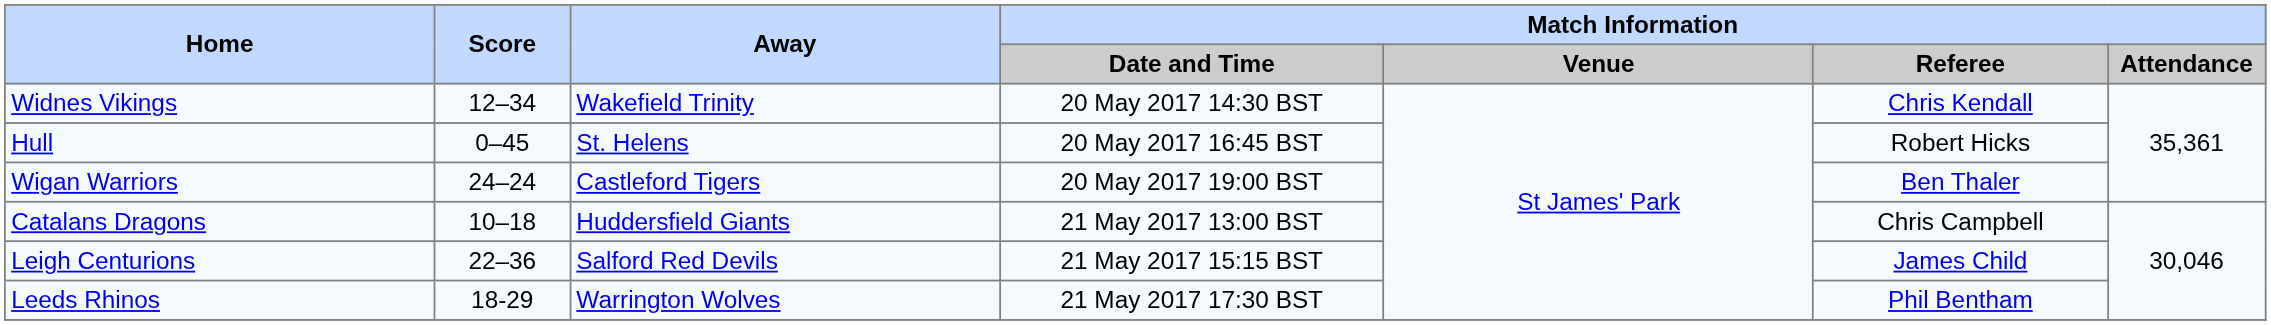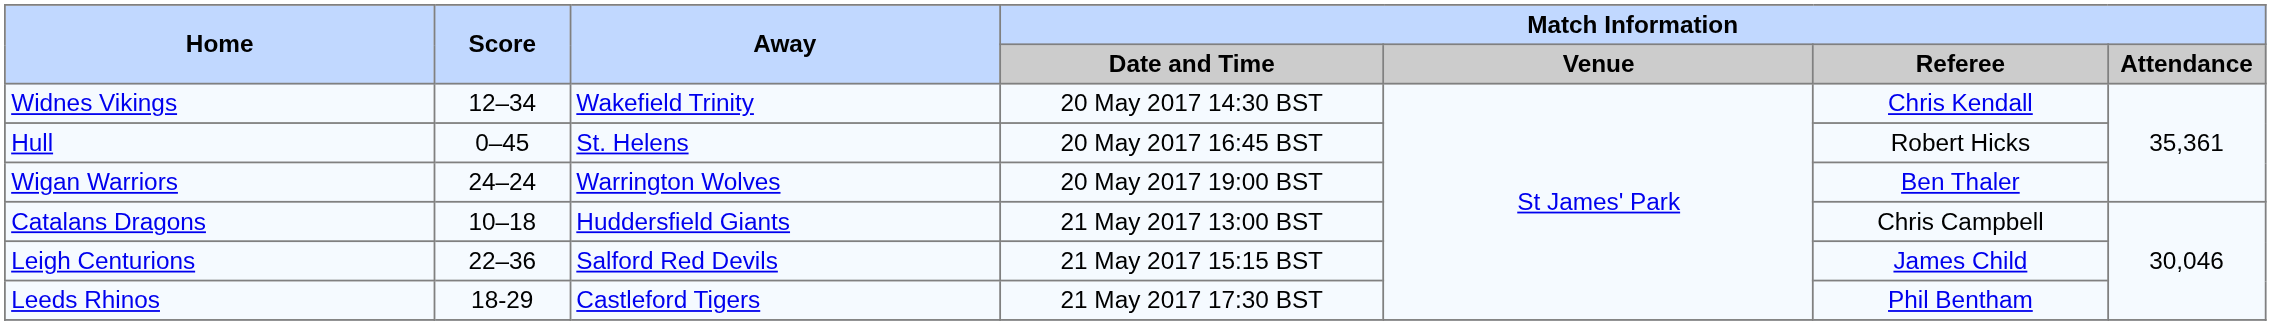(668, 182) Castleford Tigers -> (678, 182) Warrington Wolves
(678, 300) Warrington Wolves -> (668, 300) Castleford Tigers
